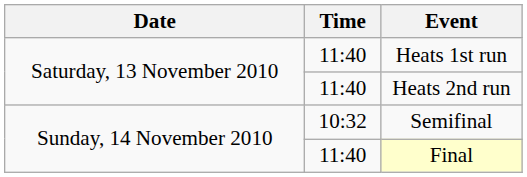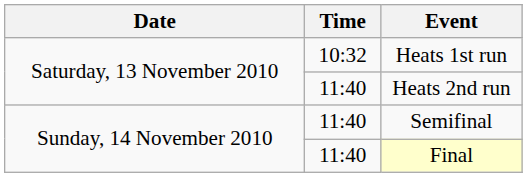(343, 54) 11:40 -> (343, 54) 10:32
(343, 121) 10:32 -> (343, 121) 11:40
